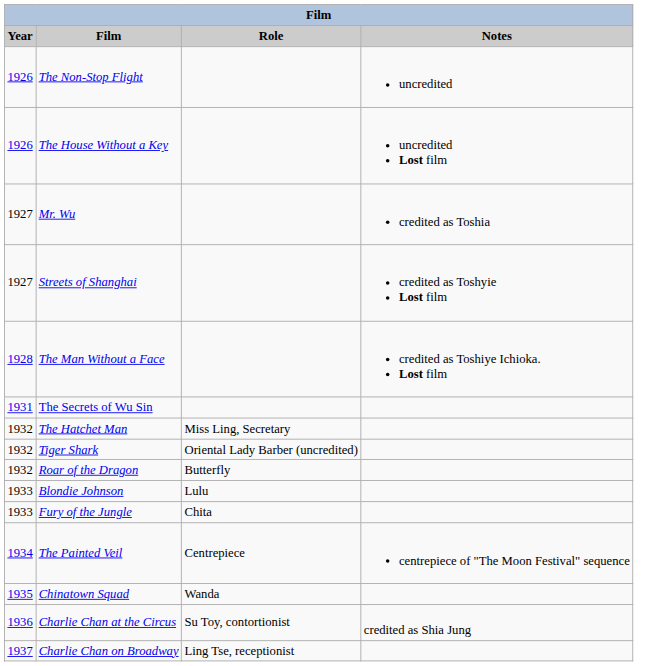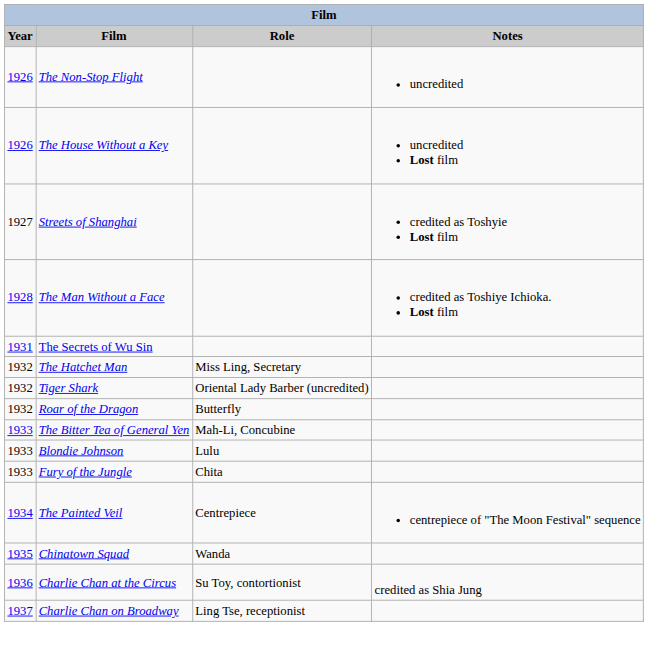- row: (57, 214)
+ row: (114, 430)
